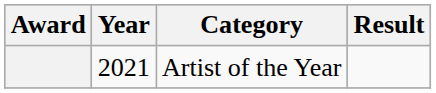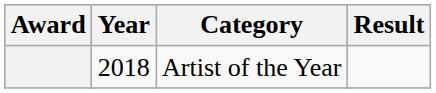(124, 66) 2021 -> (124, 66) 2018
